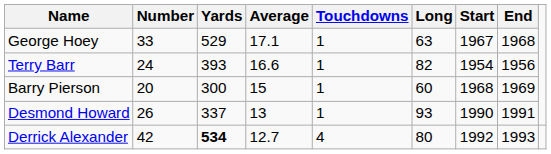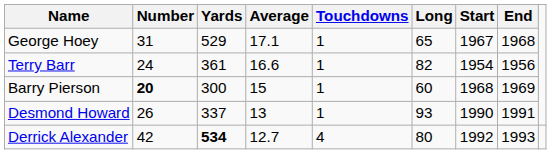(145, 40) 33 -> (145, 40) 31
(424, 40) 63 -> (424, 40) 65
(214, 64) 393 -> (214, 64) 361
(145, 88) normal -> (145, 88) bold
